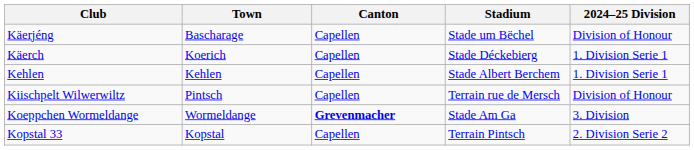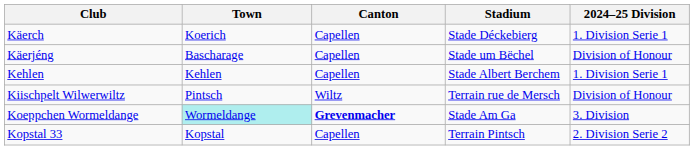rows swapped: (26, 54) <-> (30, 34)
(337, 94) Capellen -> (328, 94) Wiltz
(220, 114) no background -> (220, 114) paleturquoise background
